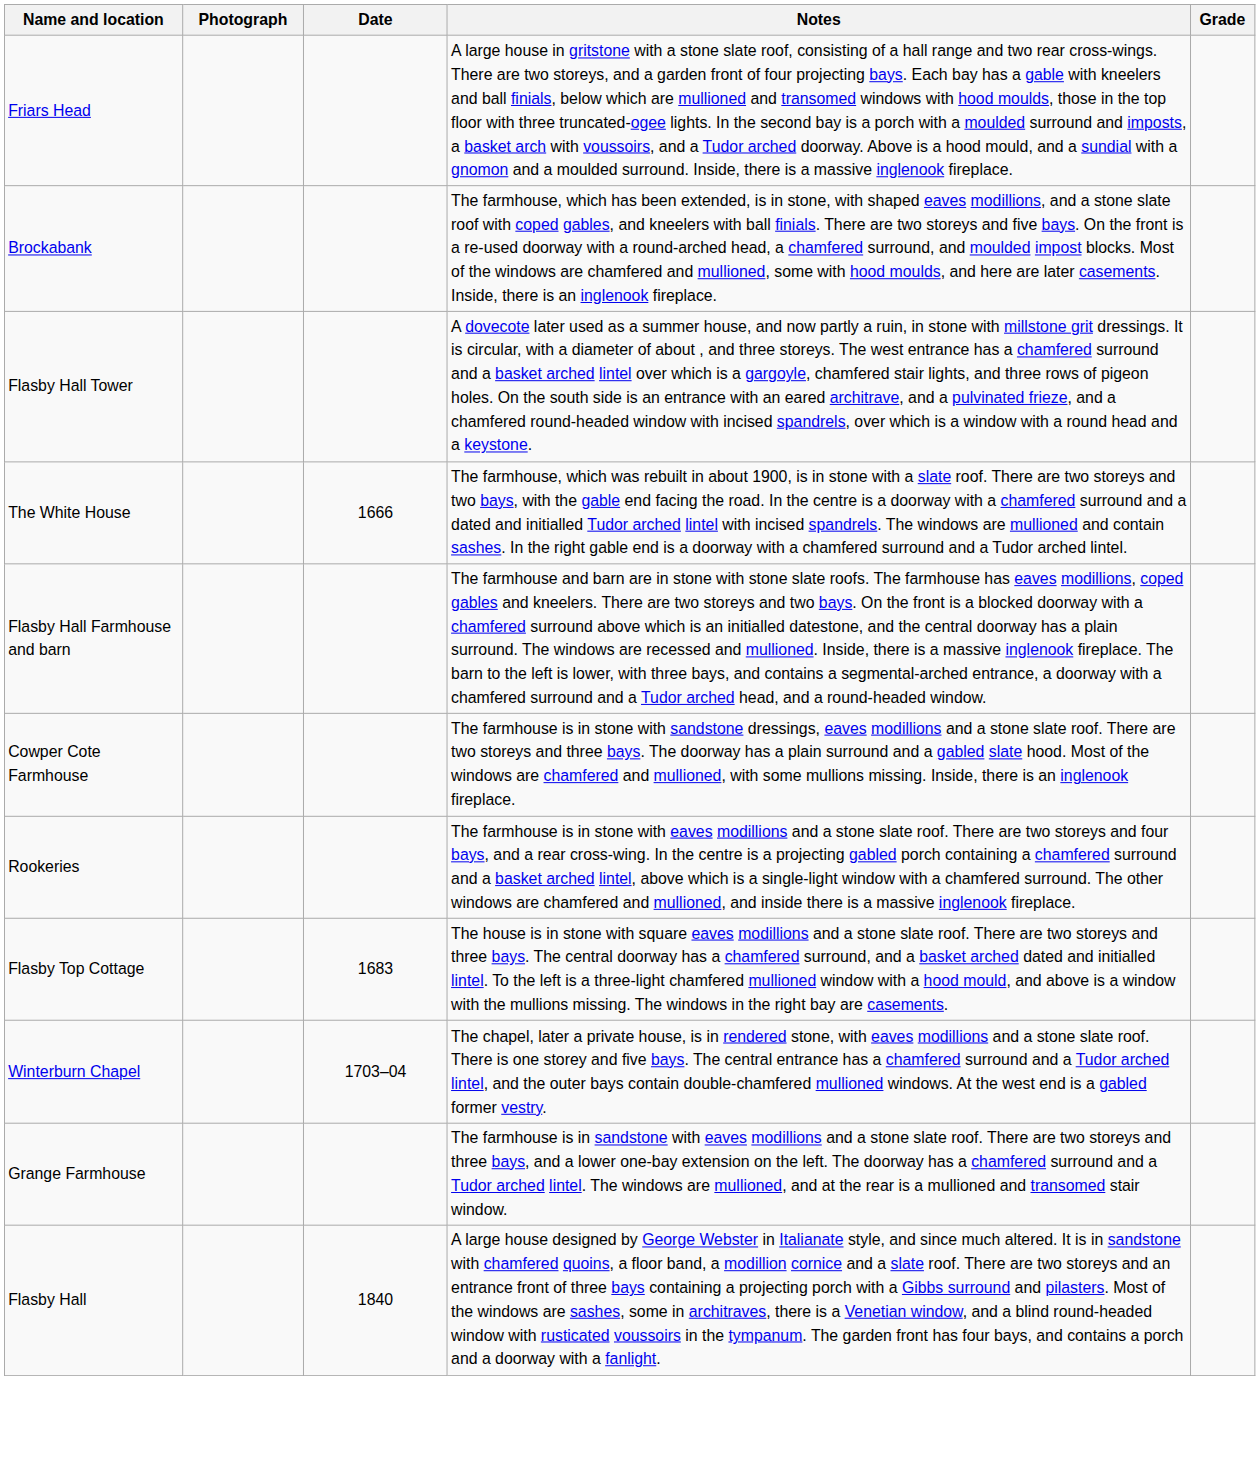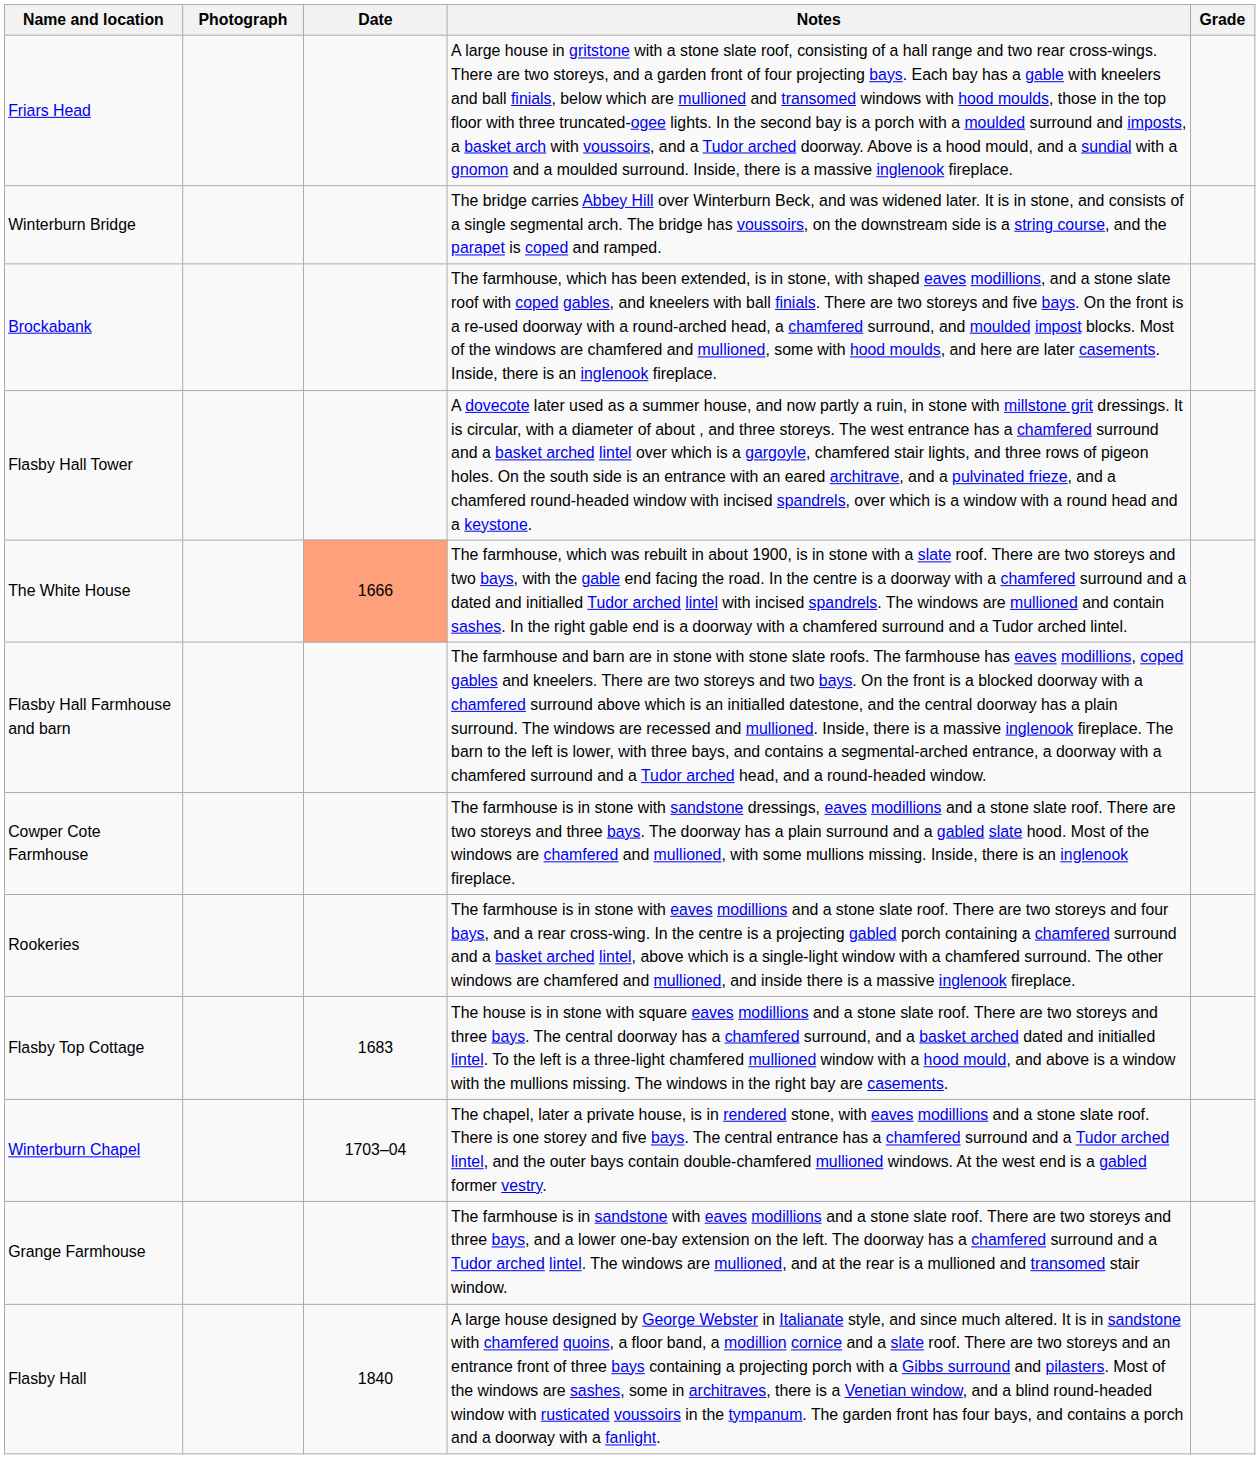+ row: (72, 224)
(375, 512) no background -> (375, 591) lightsalmon background
